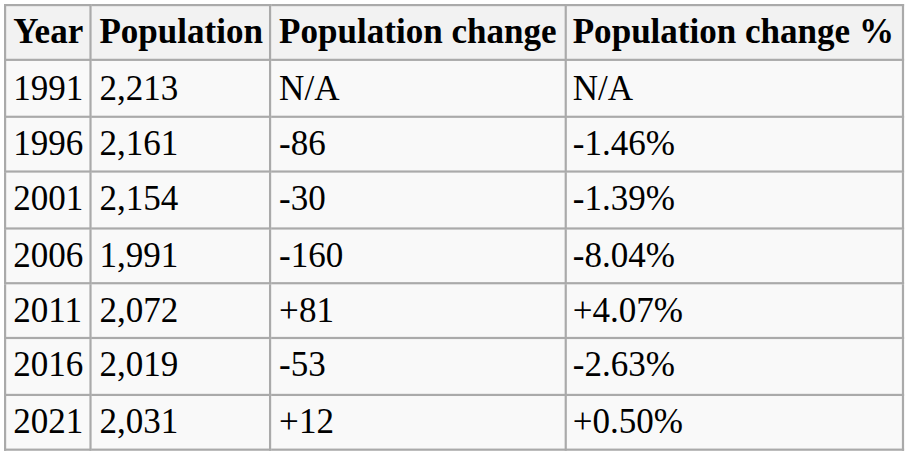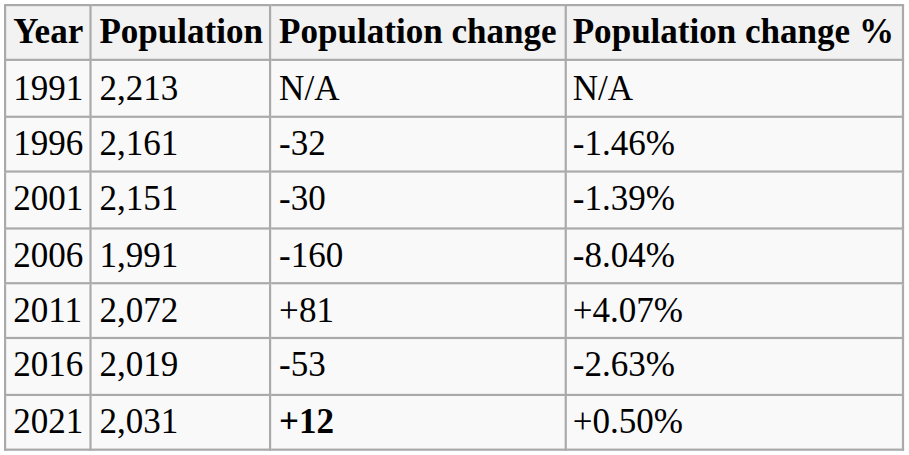(302, 143) -86 -> (302, 143) -32
(139, 198) 2,154 -> (139, 198) 2,151
(307, 421) normal -> (307, 421) bold
